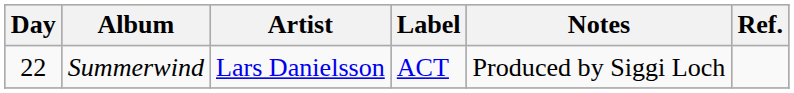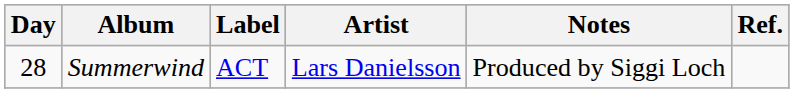columns swapped: (300, 25) <-> (429, 25)
(33, 66) 22 -> (33, 66) 28
